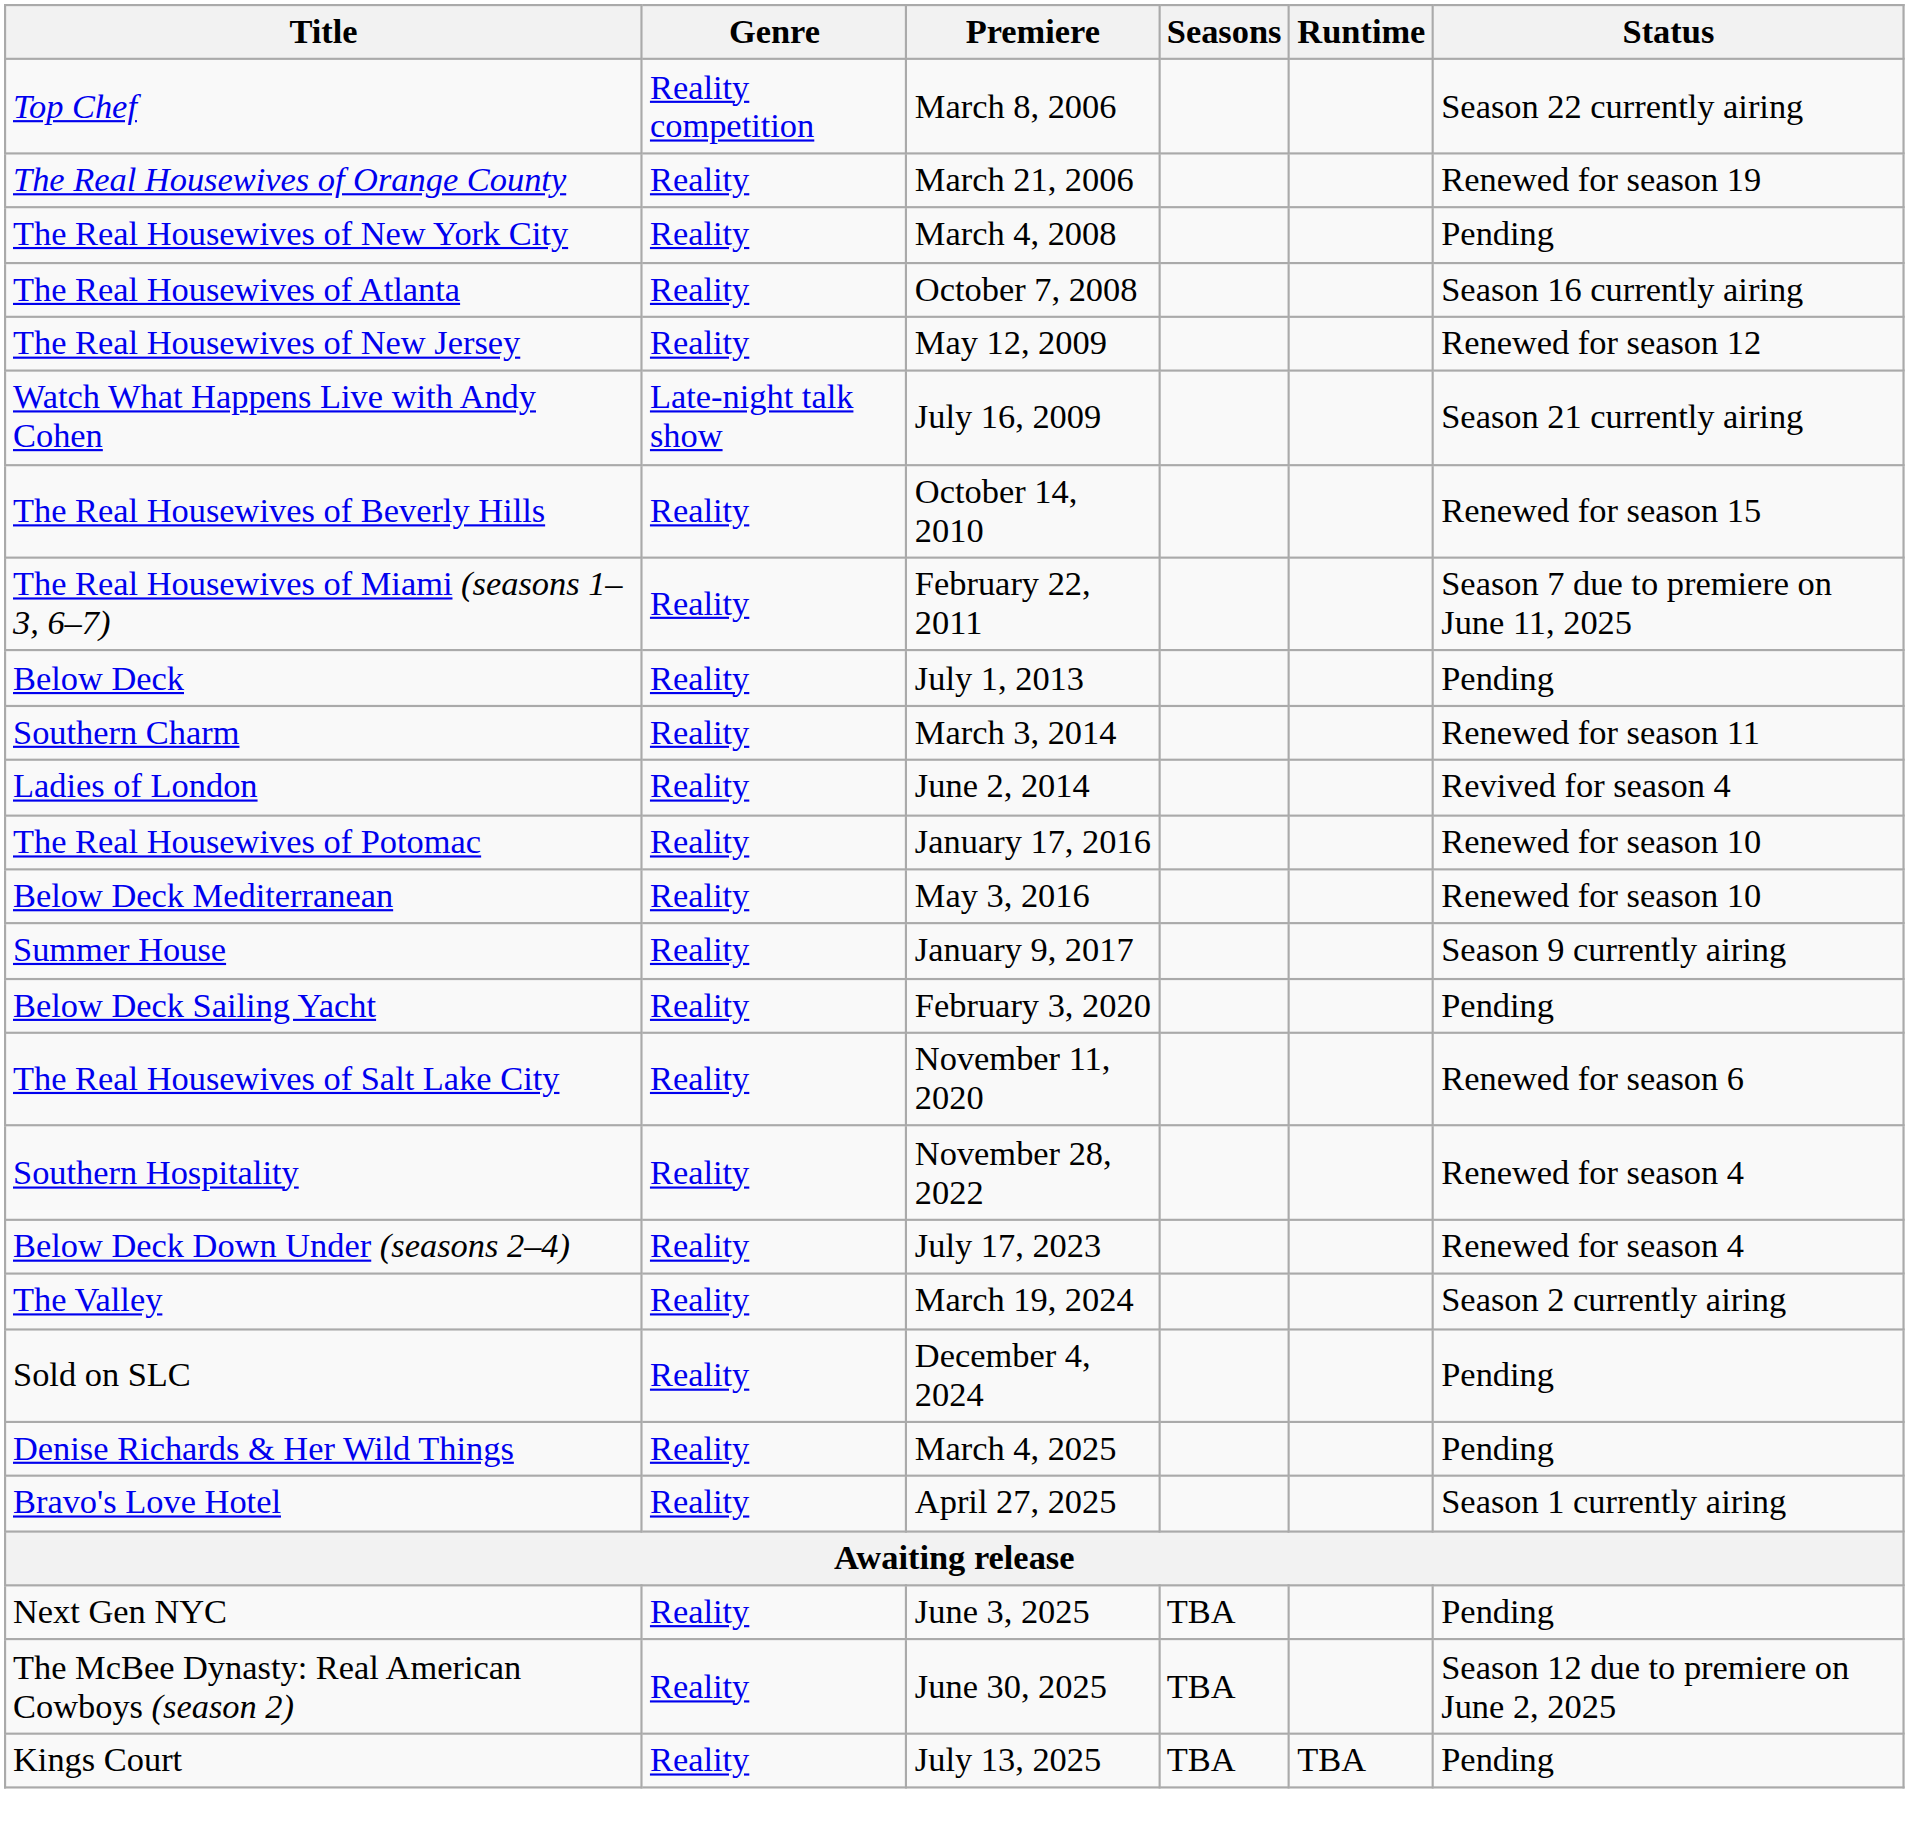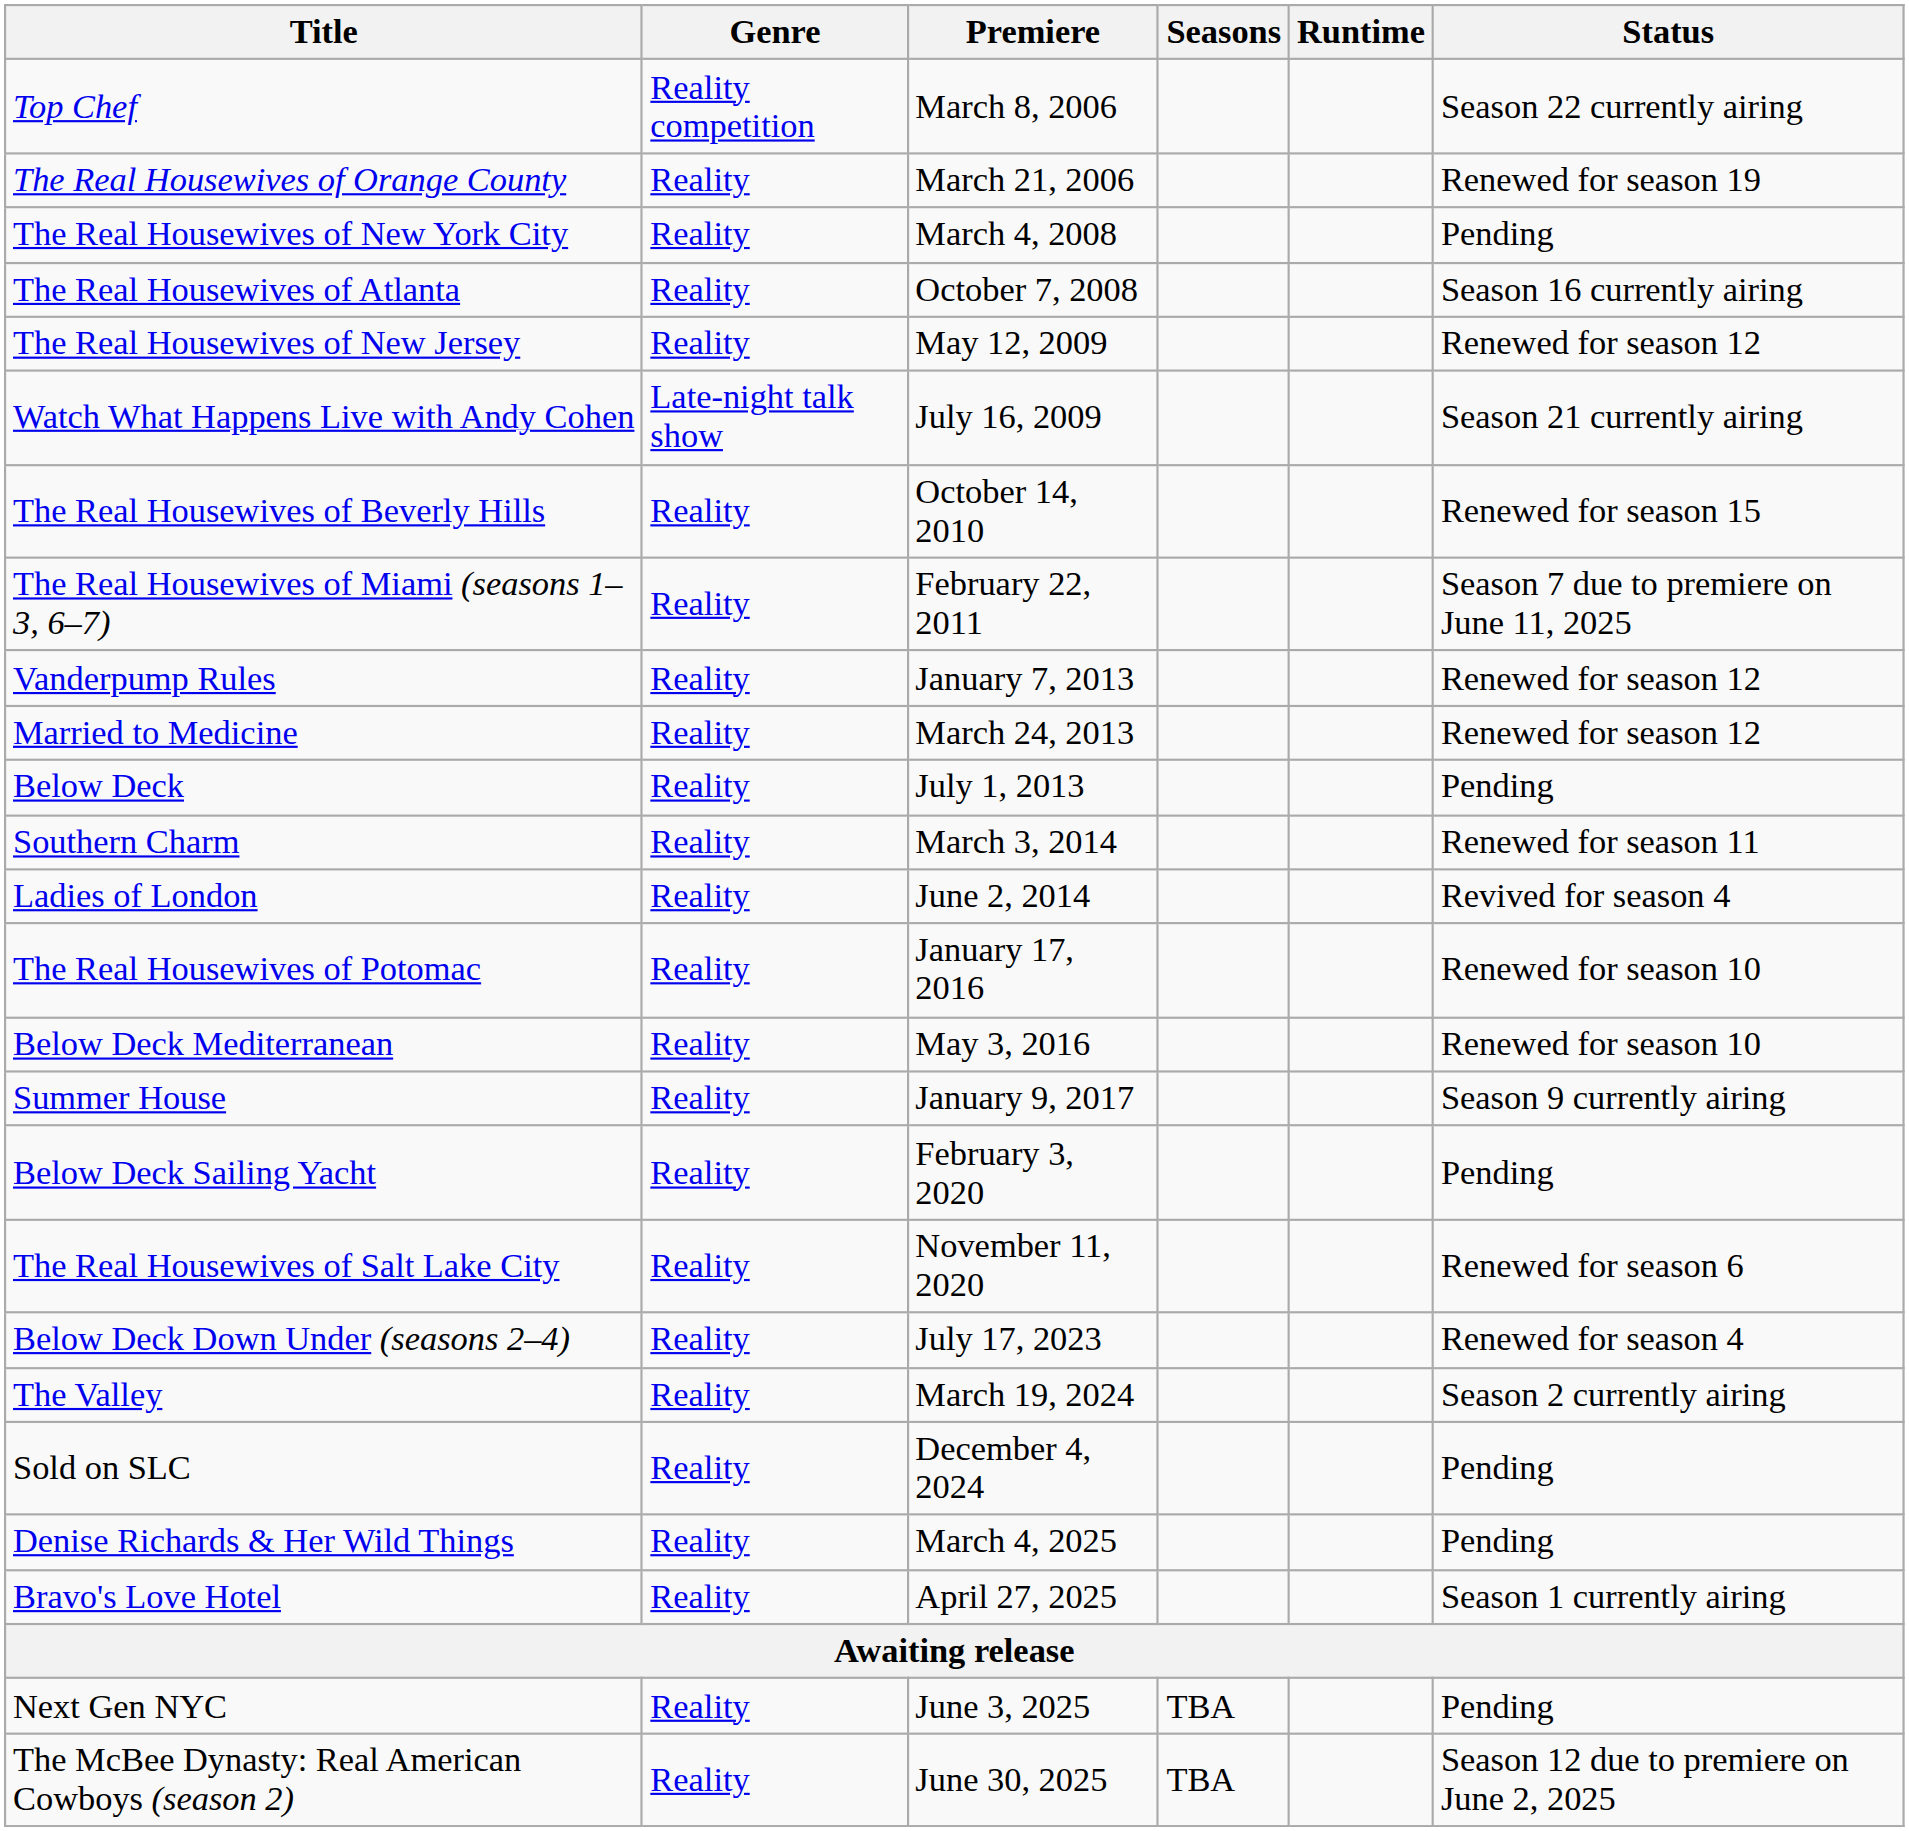+ row: (144, 677)
+ row: (155, 732)
- row: (156, 1172)
- row: (98, 1759)
